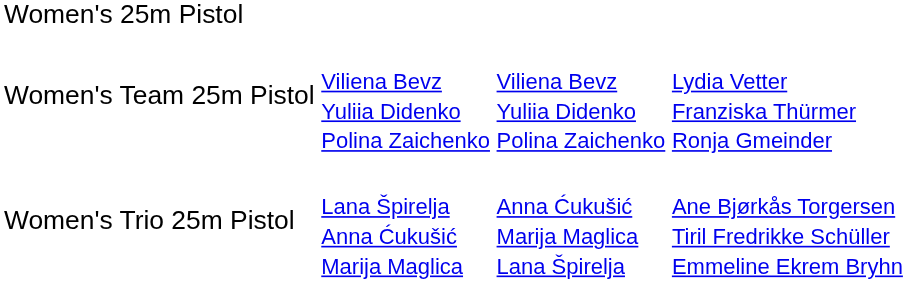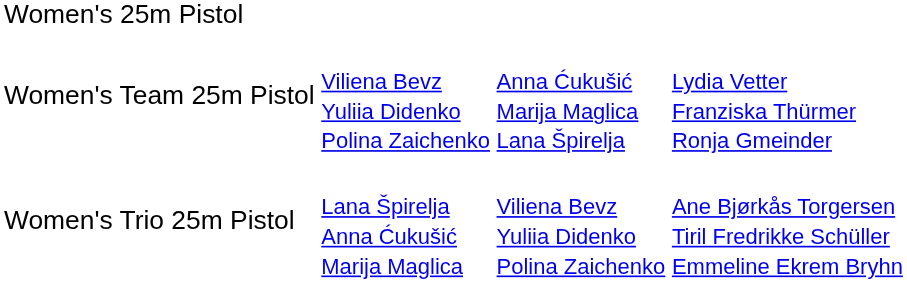(581, 111) Viliena Bevz Yuliia Didenko Polina Zaichenko -> (567, 111) Anna Ćukušić Marija Maglica Lana Špirelja
(567, 237) Anna Ćukušić Marija Maglica Lana Špirelja -> (581, 237) Viliena Bevz Yuliia Didenko Polina Zaichenko
